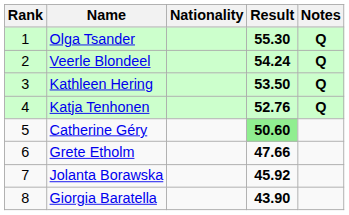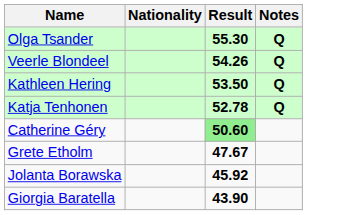- column: (25, 15)
(272, 61) 54.24 -> (230, 61) 54.26
(272, 107) 52.76 -> (230, 107) 52.78
(272, 152) 47.66 -> (230, 152) 47.67
